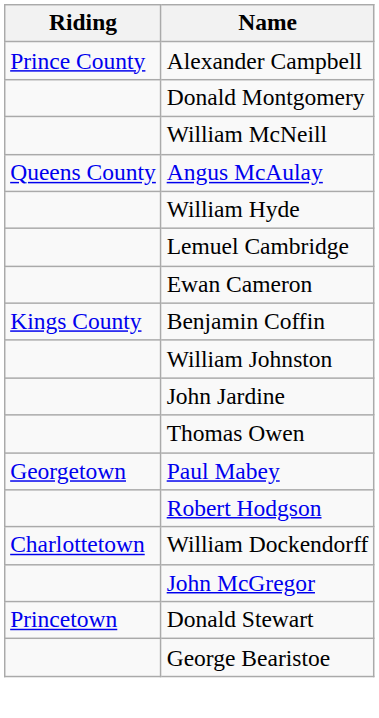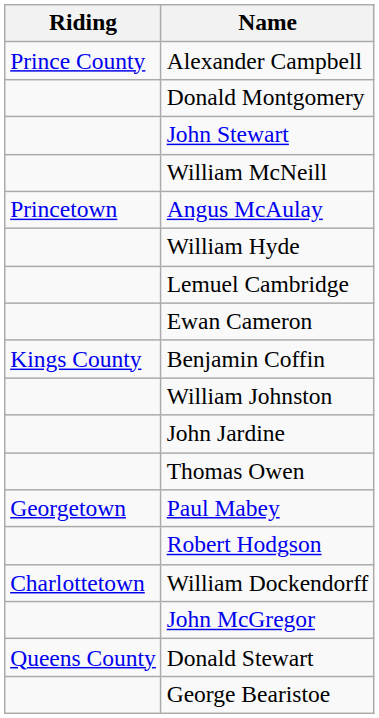+ row: (228, 135)
(83, 172) Queens County -> (64, 209) Princetown
(64, 619) Princetown -> (83, 657) Queens County
